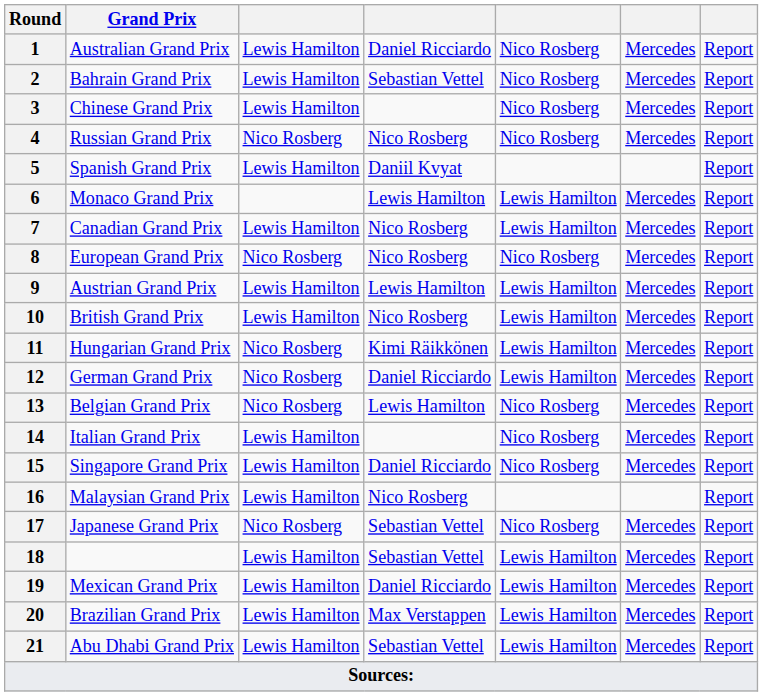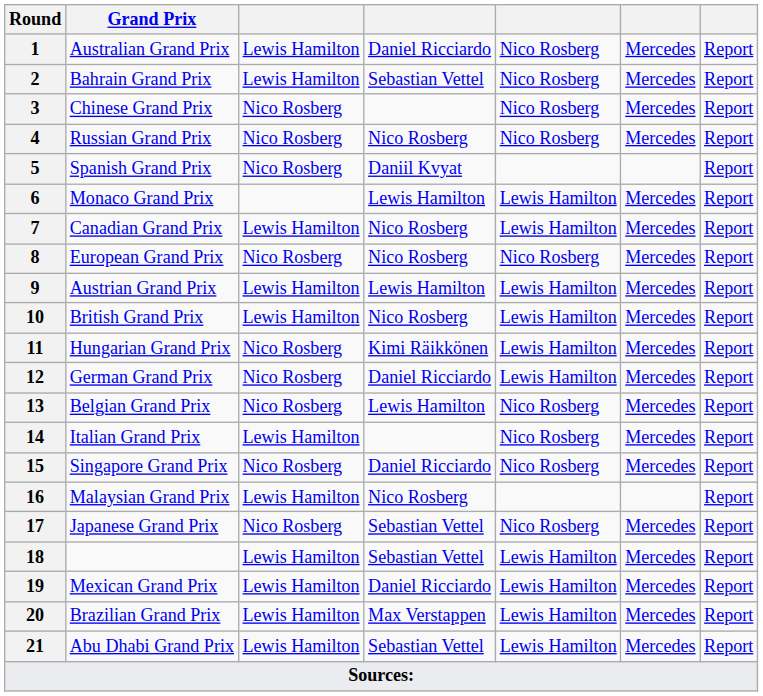(301, 108) Lewis Hamilton -> (292, 108) Nico Rosberg
(301, 168) Lewis Hamilton -> (292, 168) Nico Rosberg
(301, 466) Lewis Hamilton -> (292, 466) Nico Rosberg
